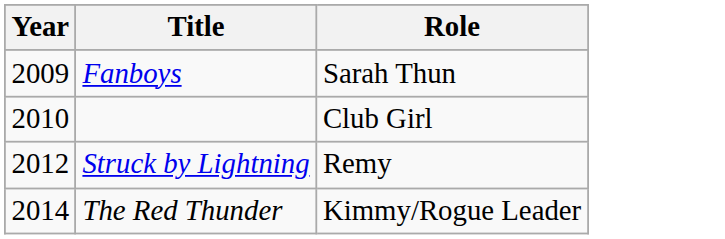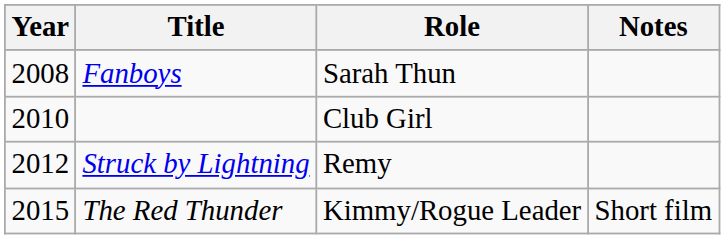+ column: (653, 27)
(40, 73) 2009 -> (40, 73) 2008
(40, 210) 2014 -> (40, 210) 2015
